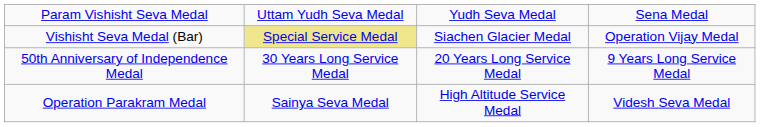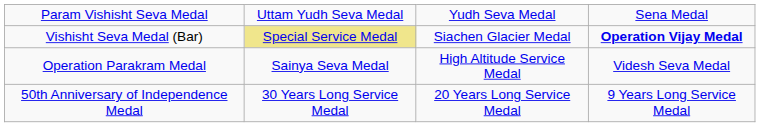(672, 36) normal -> (672, 36) bold
rows swapped: (124, 102) <-> (124, 66)
